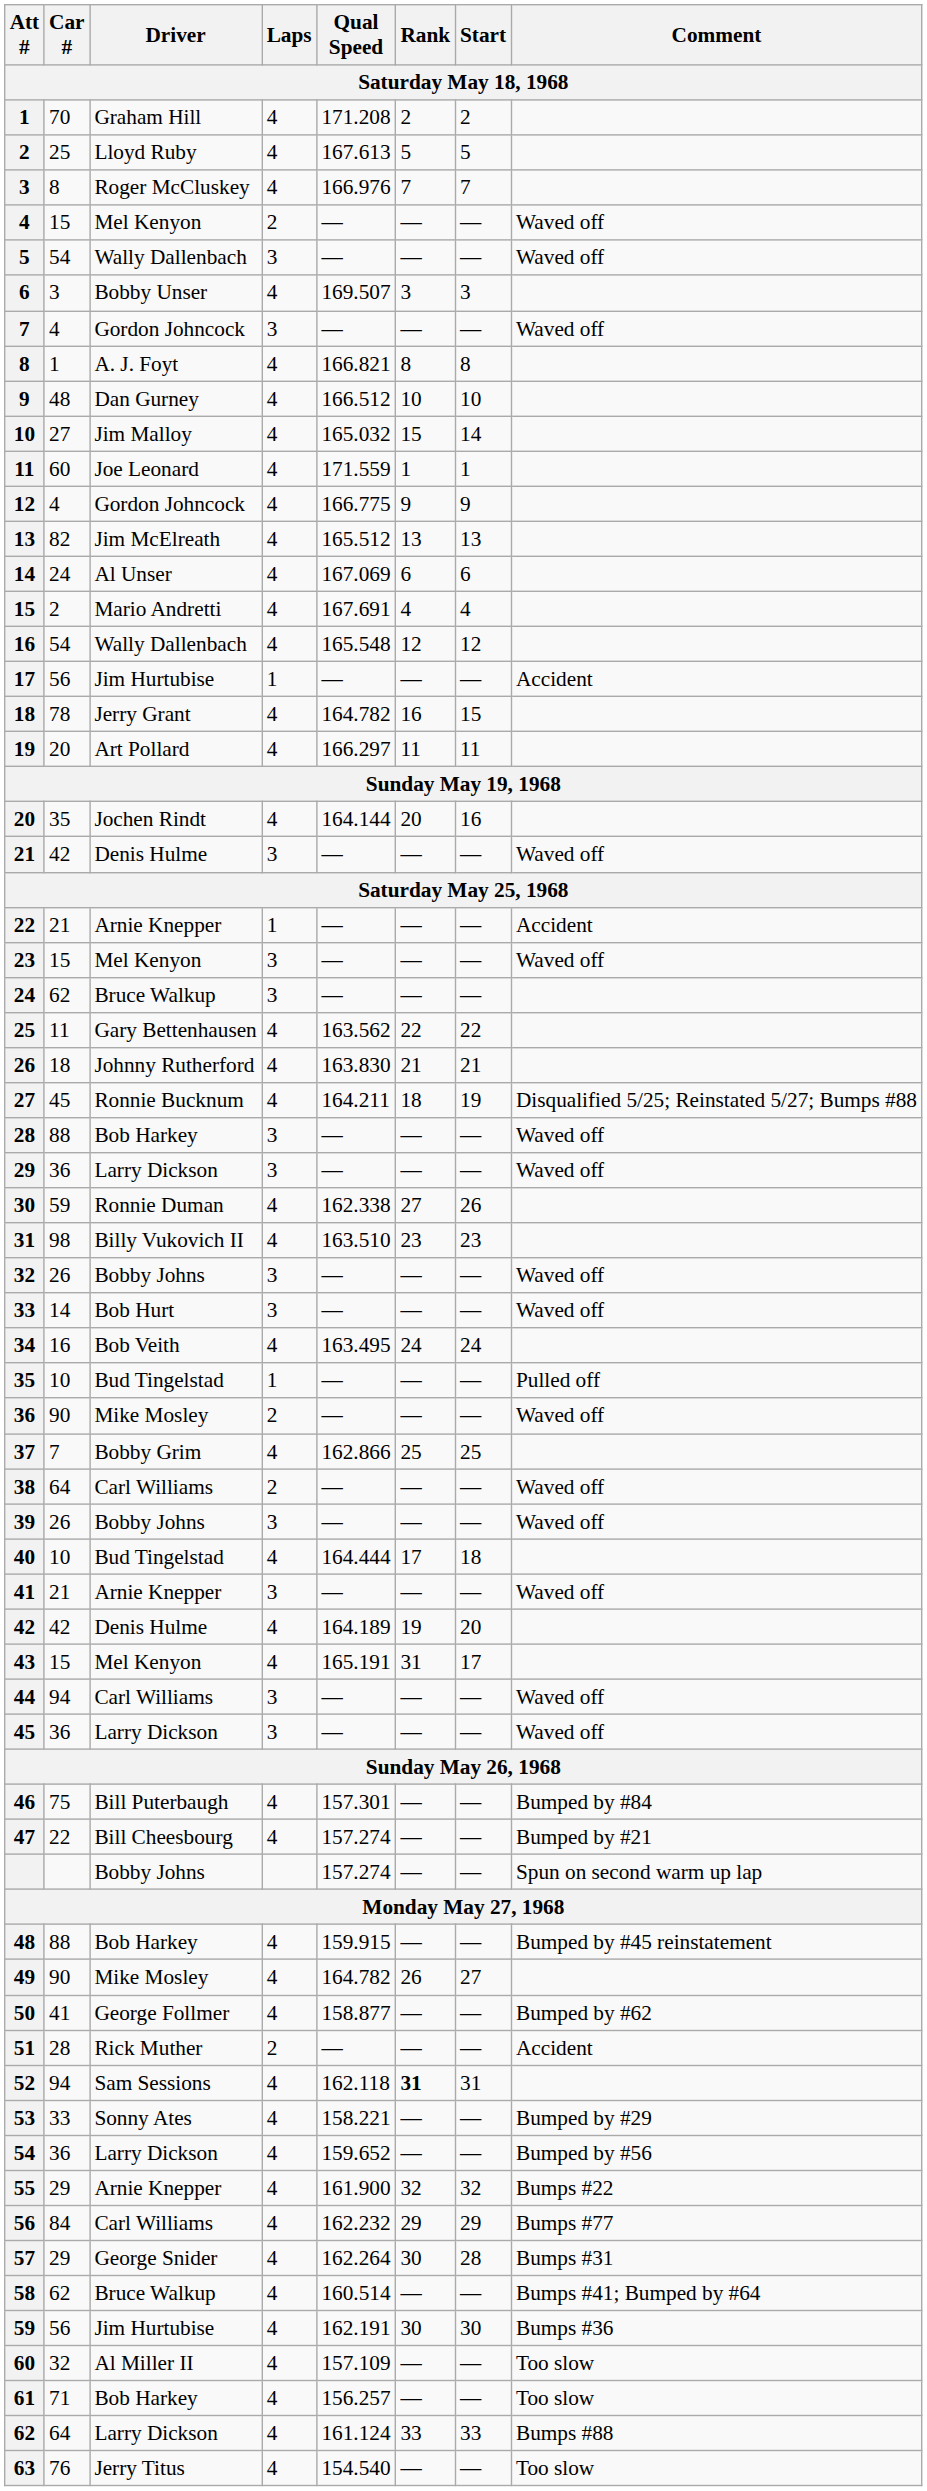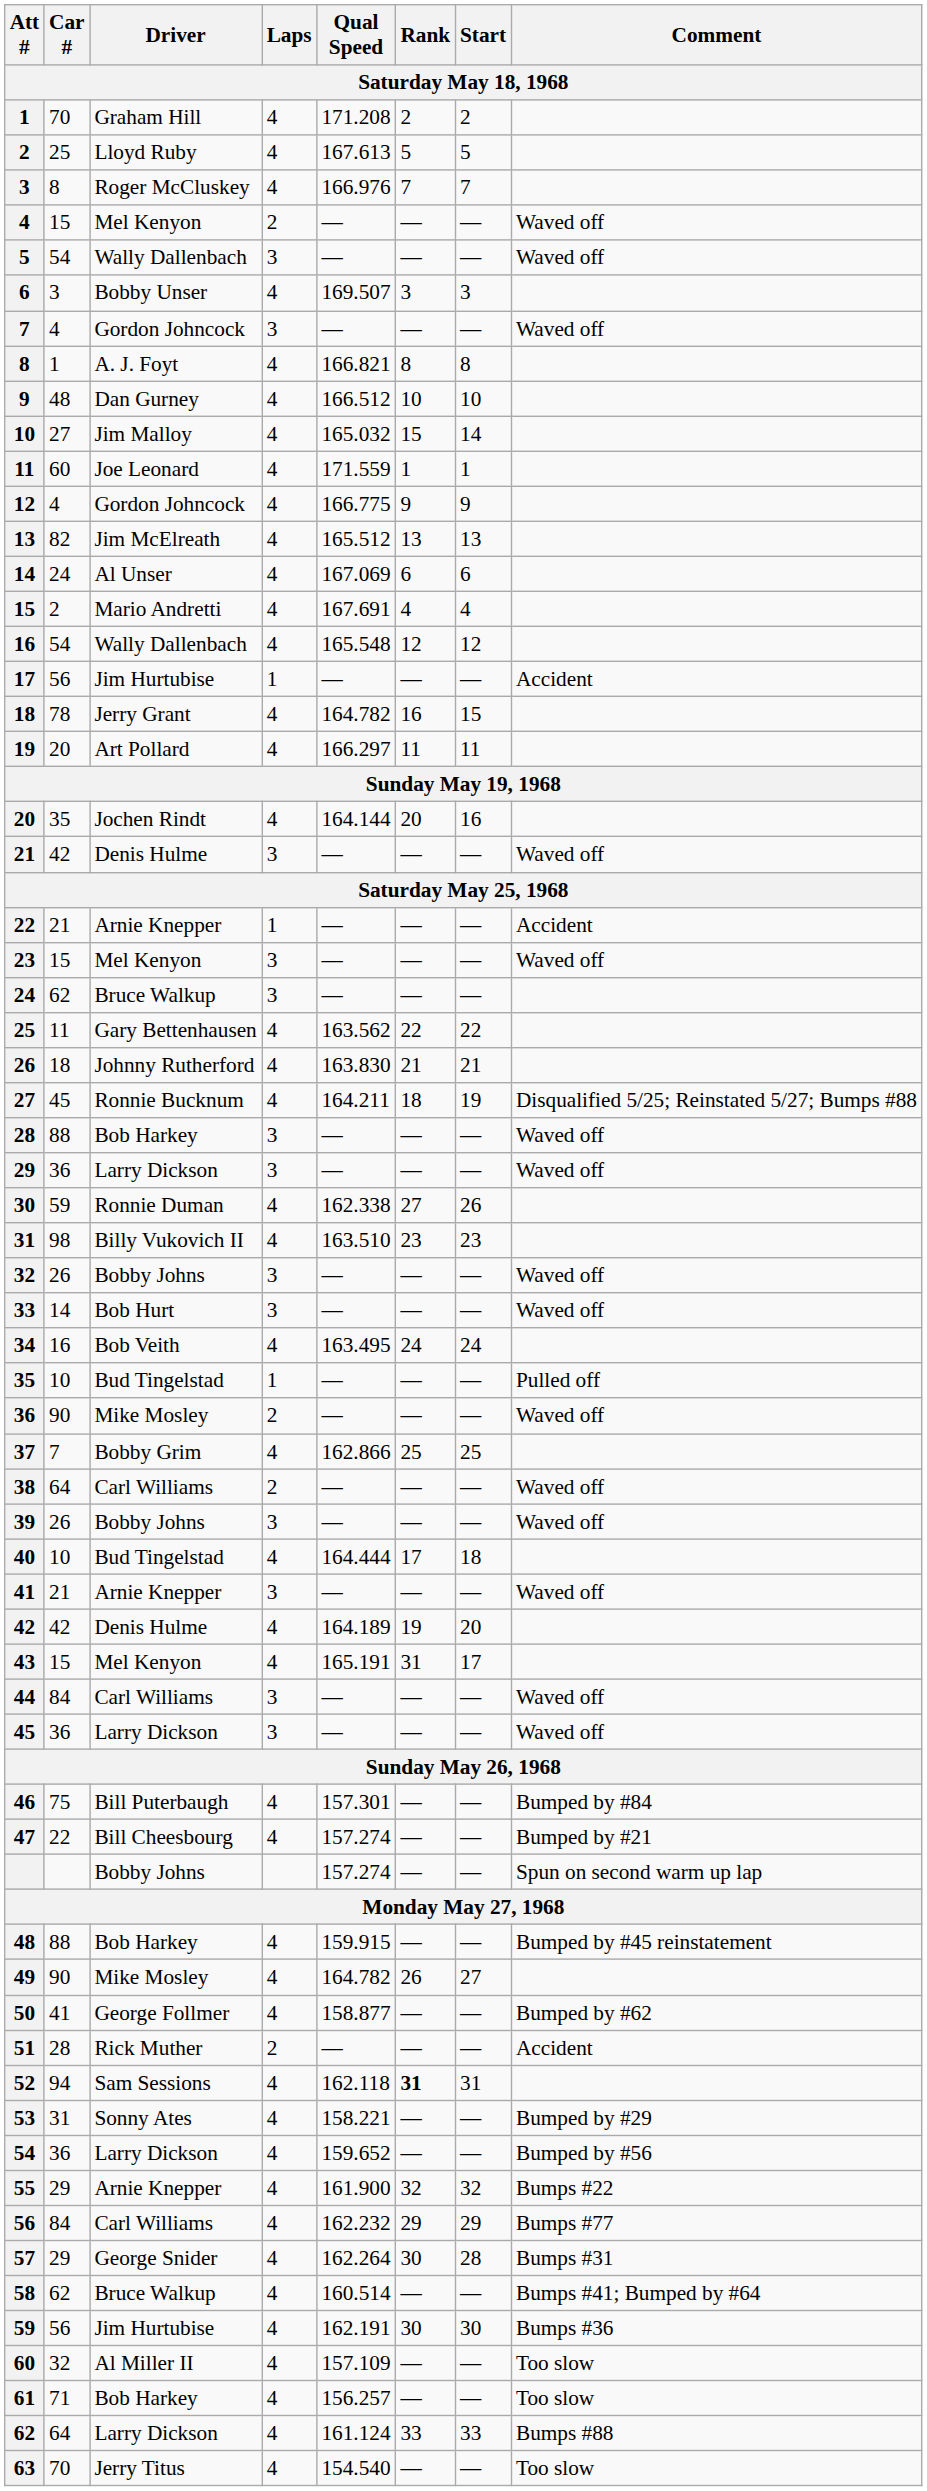(60, 1696) 94 -> (60, 1696) 84
(60, 2117) 33 -> (60, 2117) 31
(60, 2468) 76 -> (60, 2468) 70
